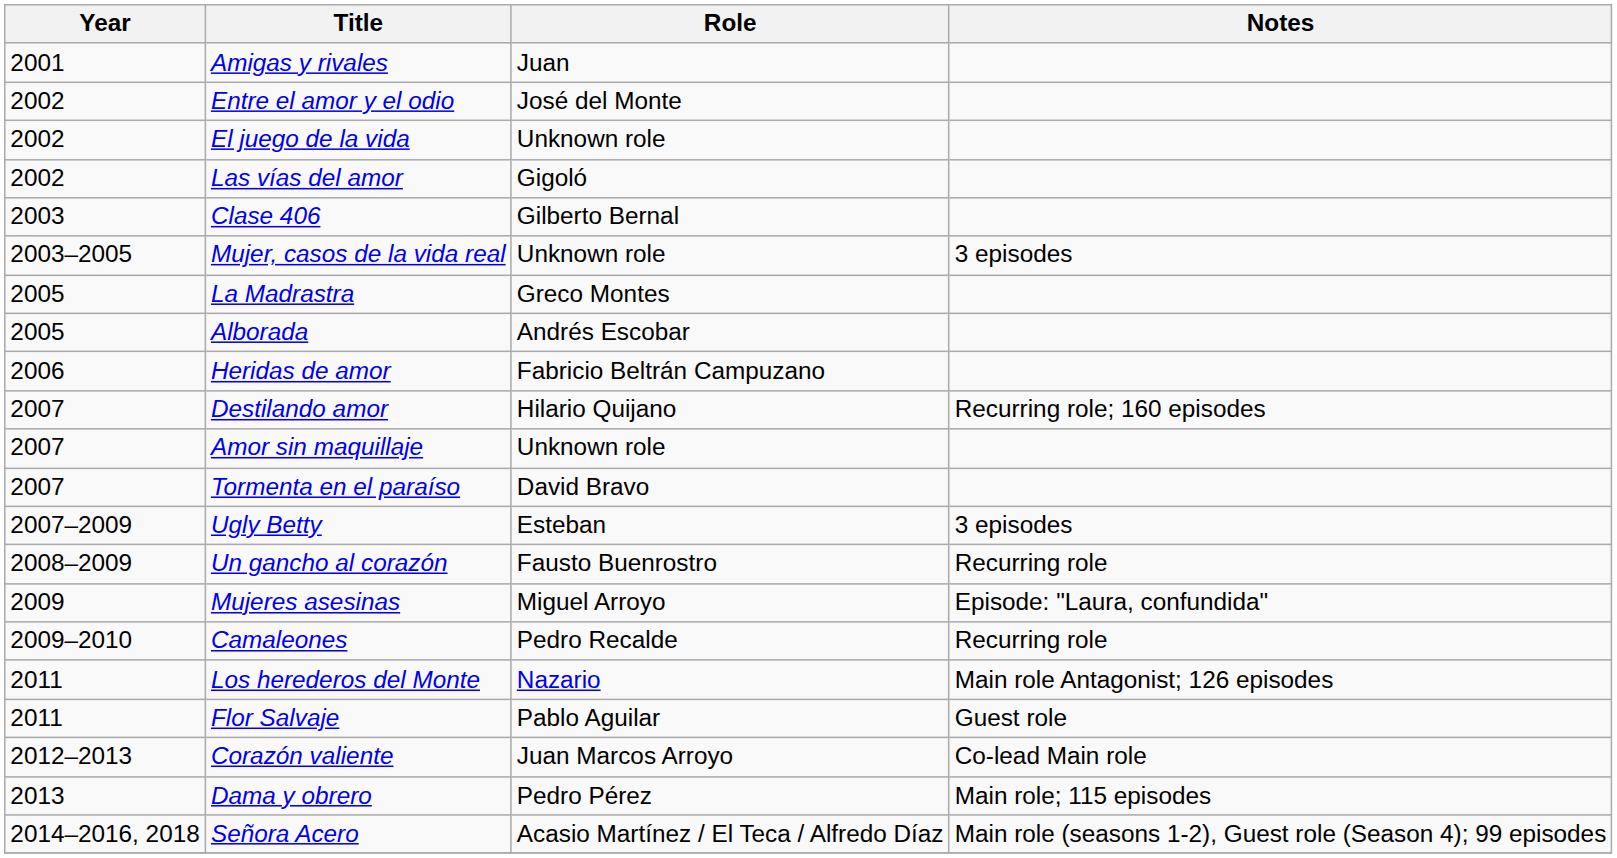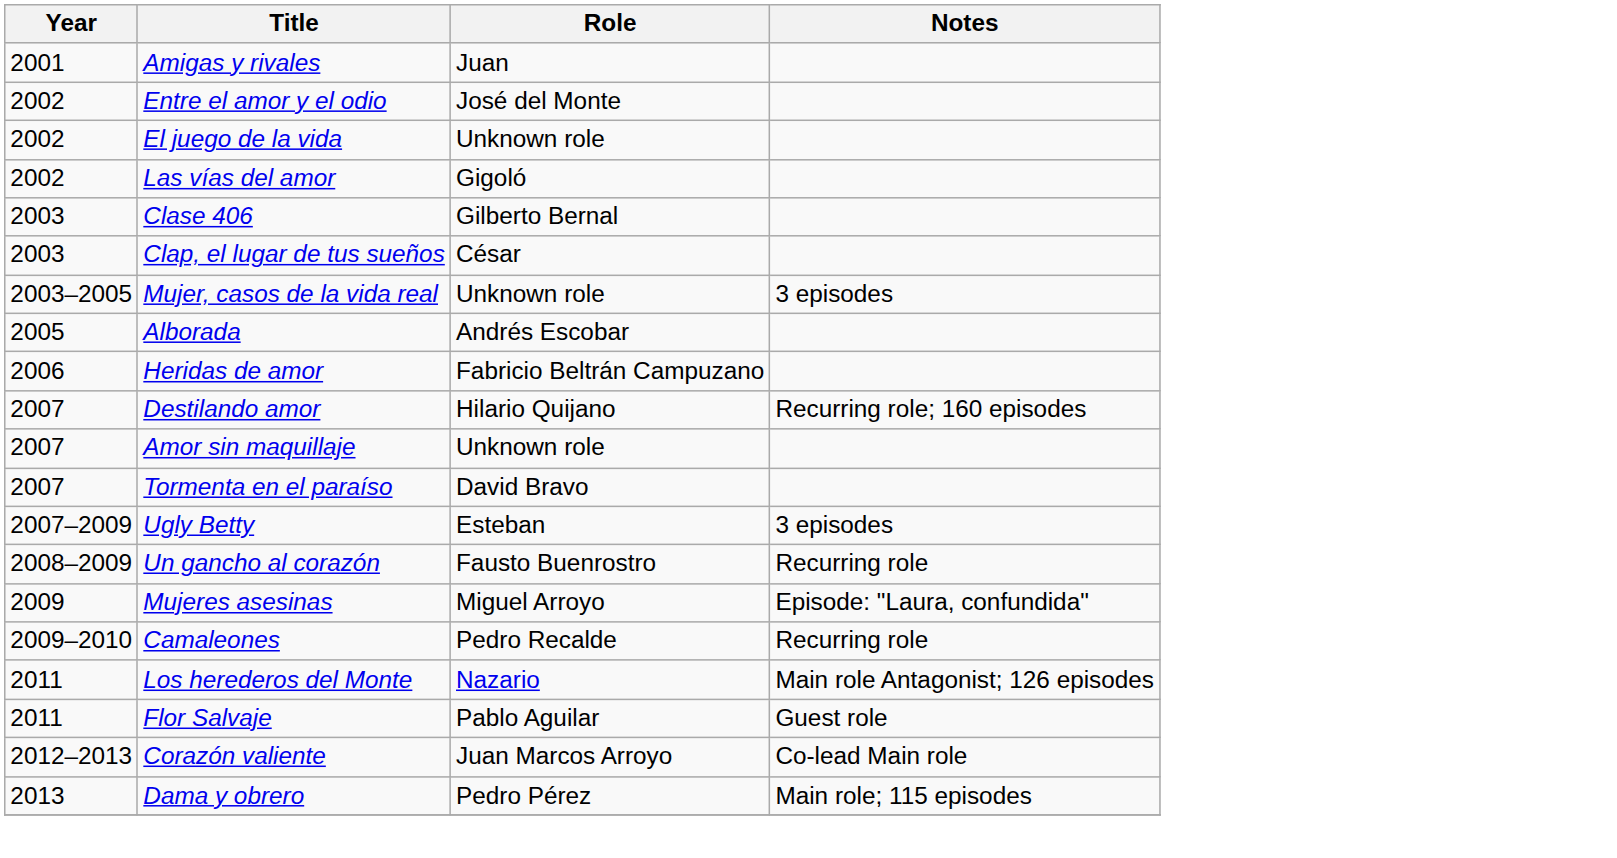+ row: (294, 255)
- row: (283, 293)
- row: (285, 833)
